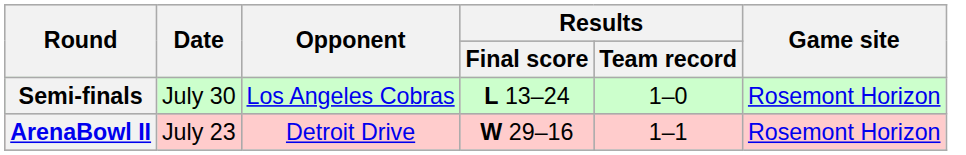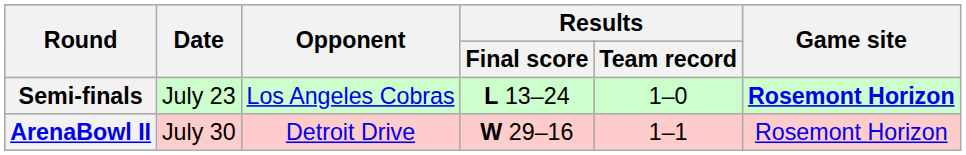(199, 95) July 30 -> (199, 95) July 23
(844, 95) normal -> (851, 95) bold
(199, 131) July 23 -> (199, 131) July 30
